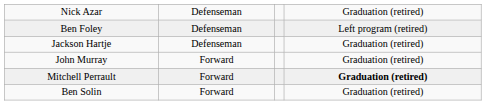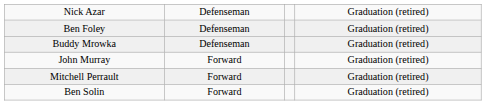(383, 28) Left program (retired) -> (388, 28) Graduation (retired)
- row: (81, 44)
+ row: (84, 44)
(383, 76) bold -> (388, 76) normal
